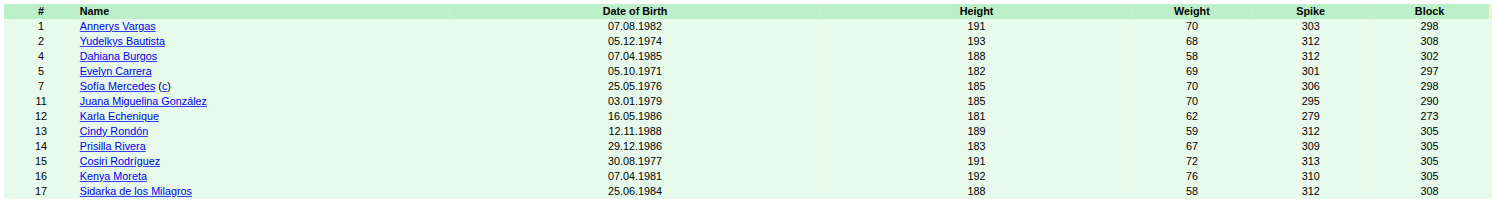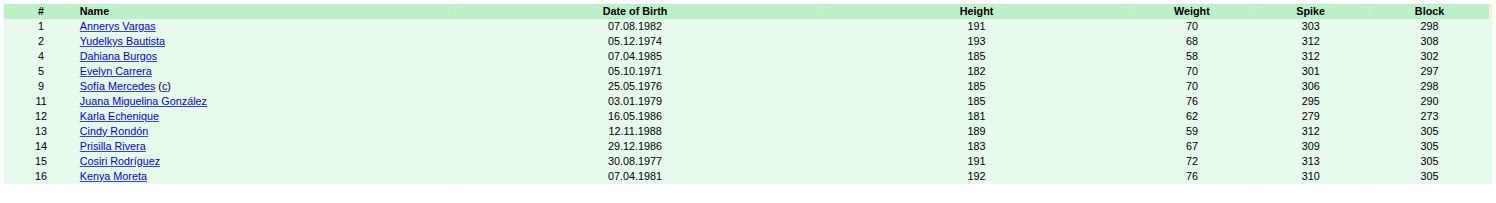(977, 56) 188 -> (977, 56) 185
(1192, 72) 69 -> (1192, 72) 70
(41, 86) 7 -> (41, 86) 9
(1192, 102) 70 -> (1192, 102) 76
- row: (136, 192)
